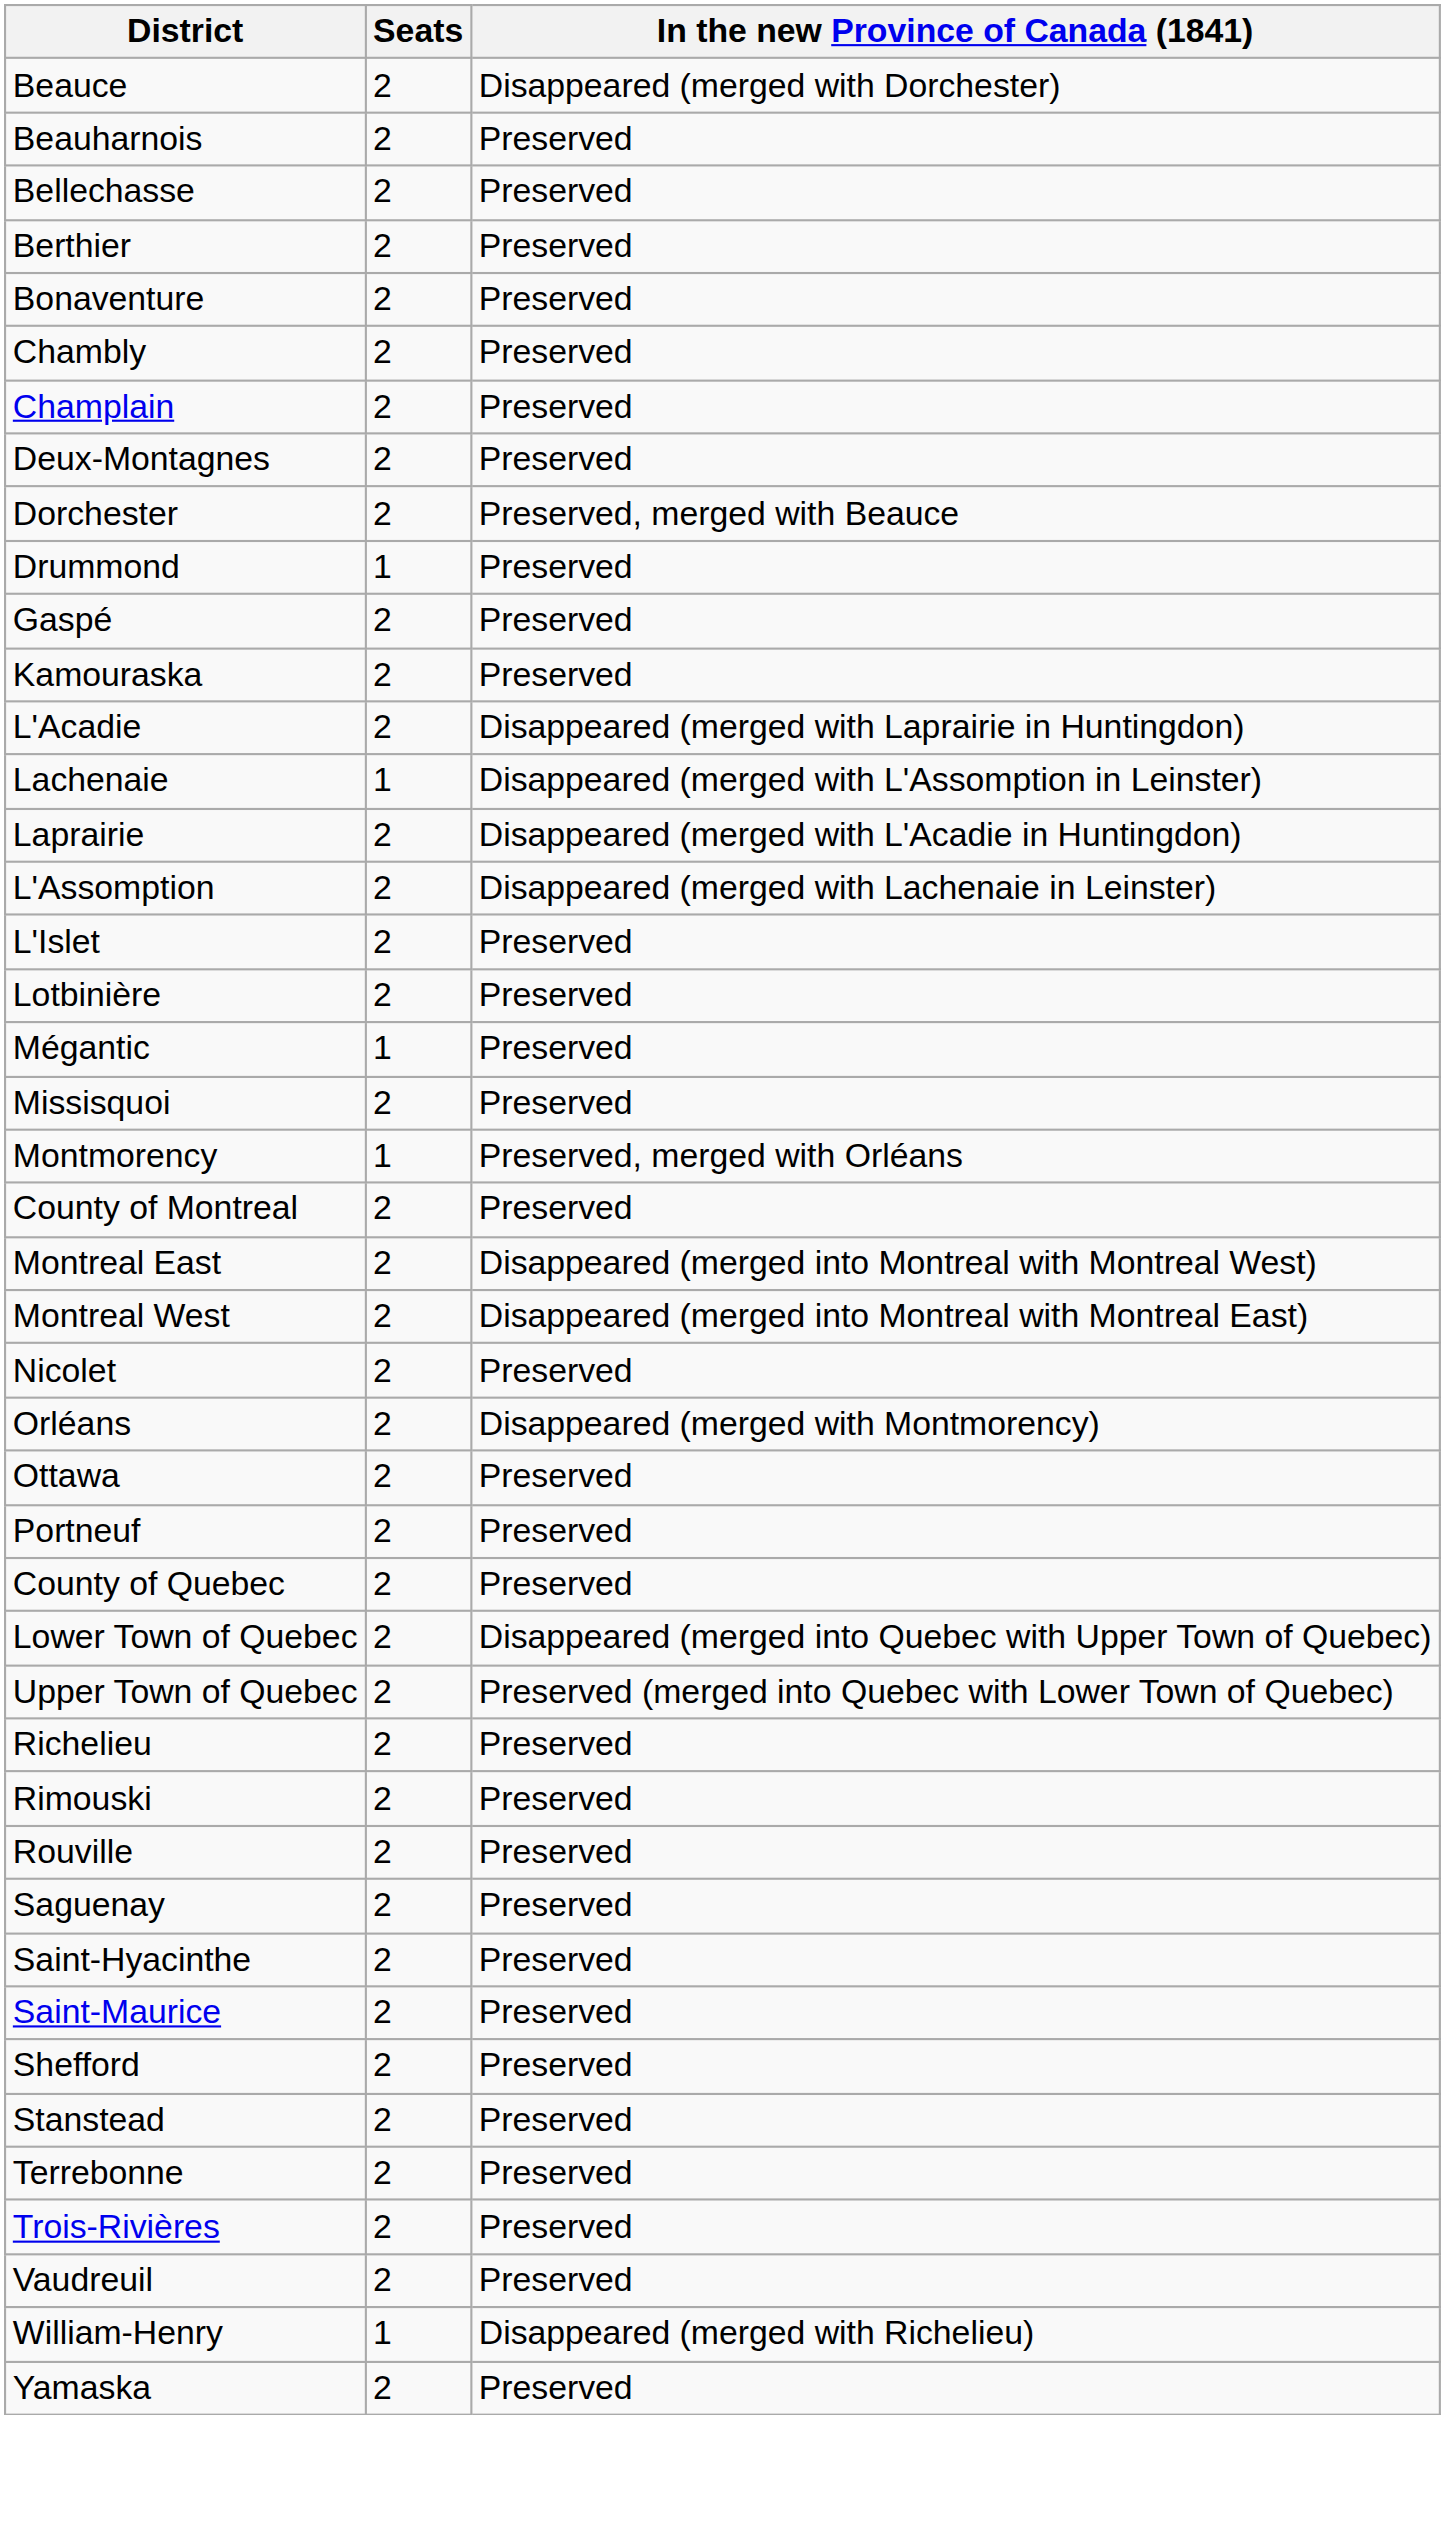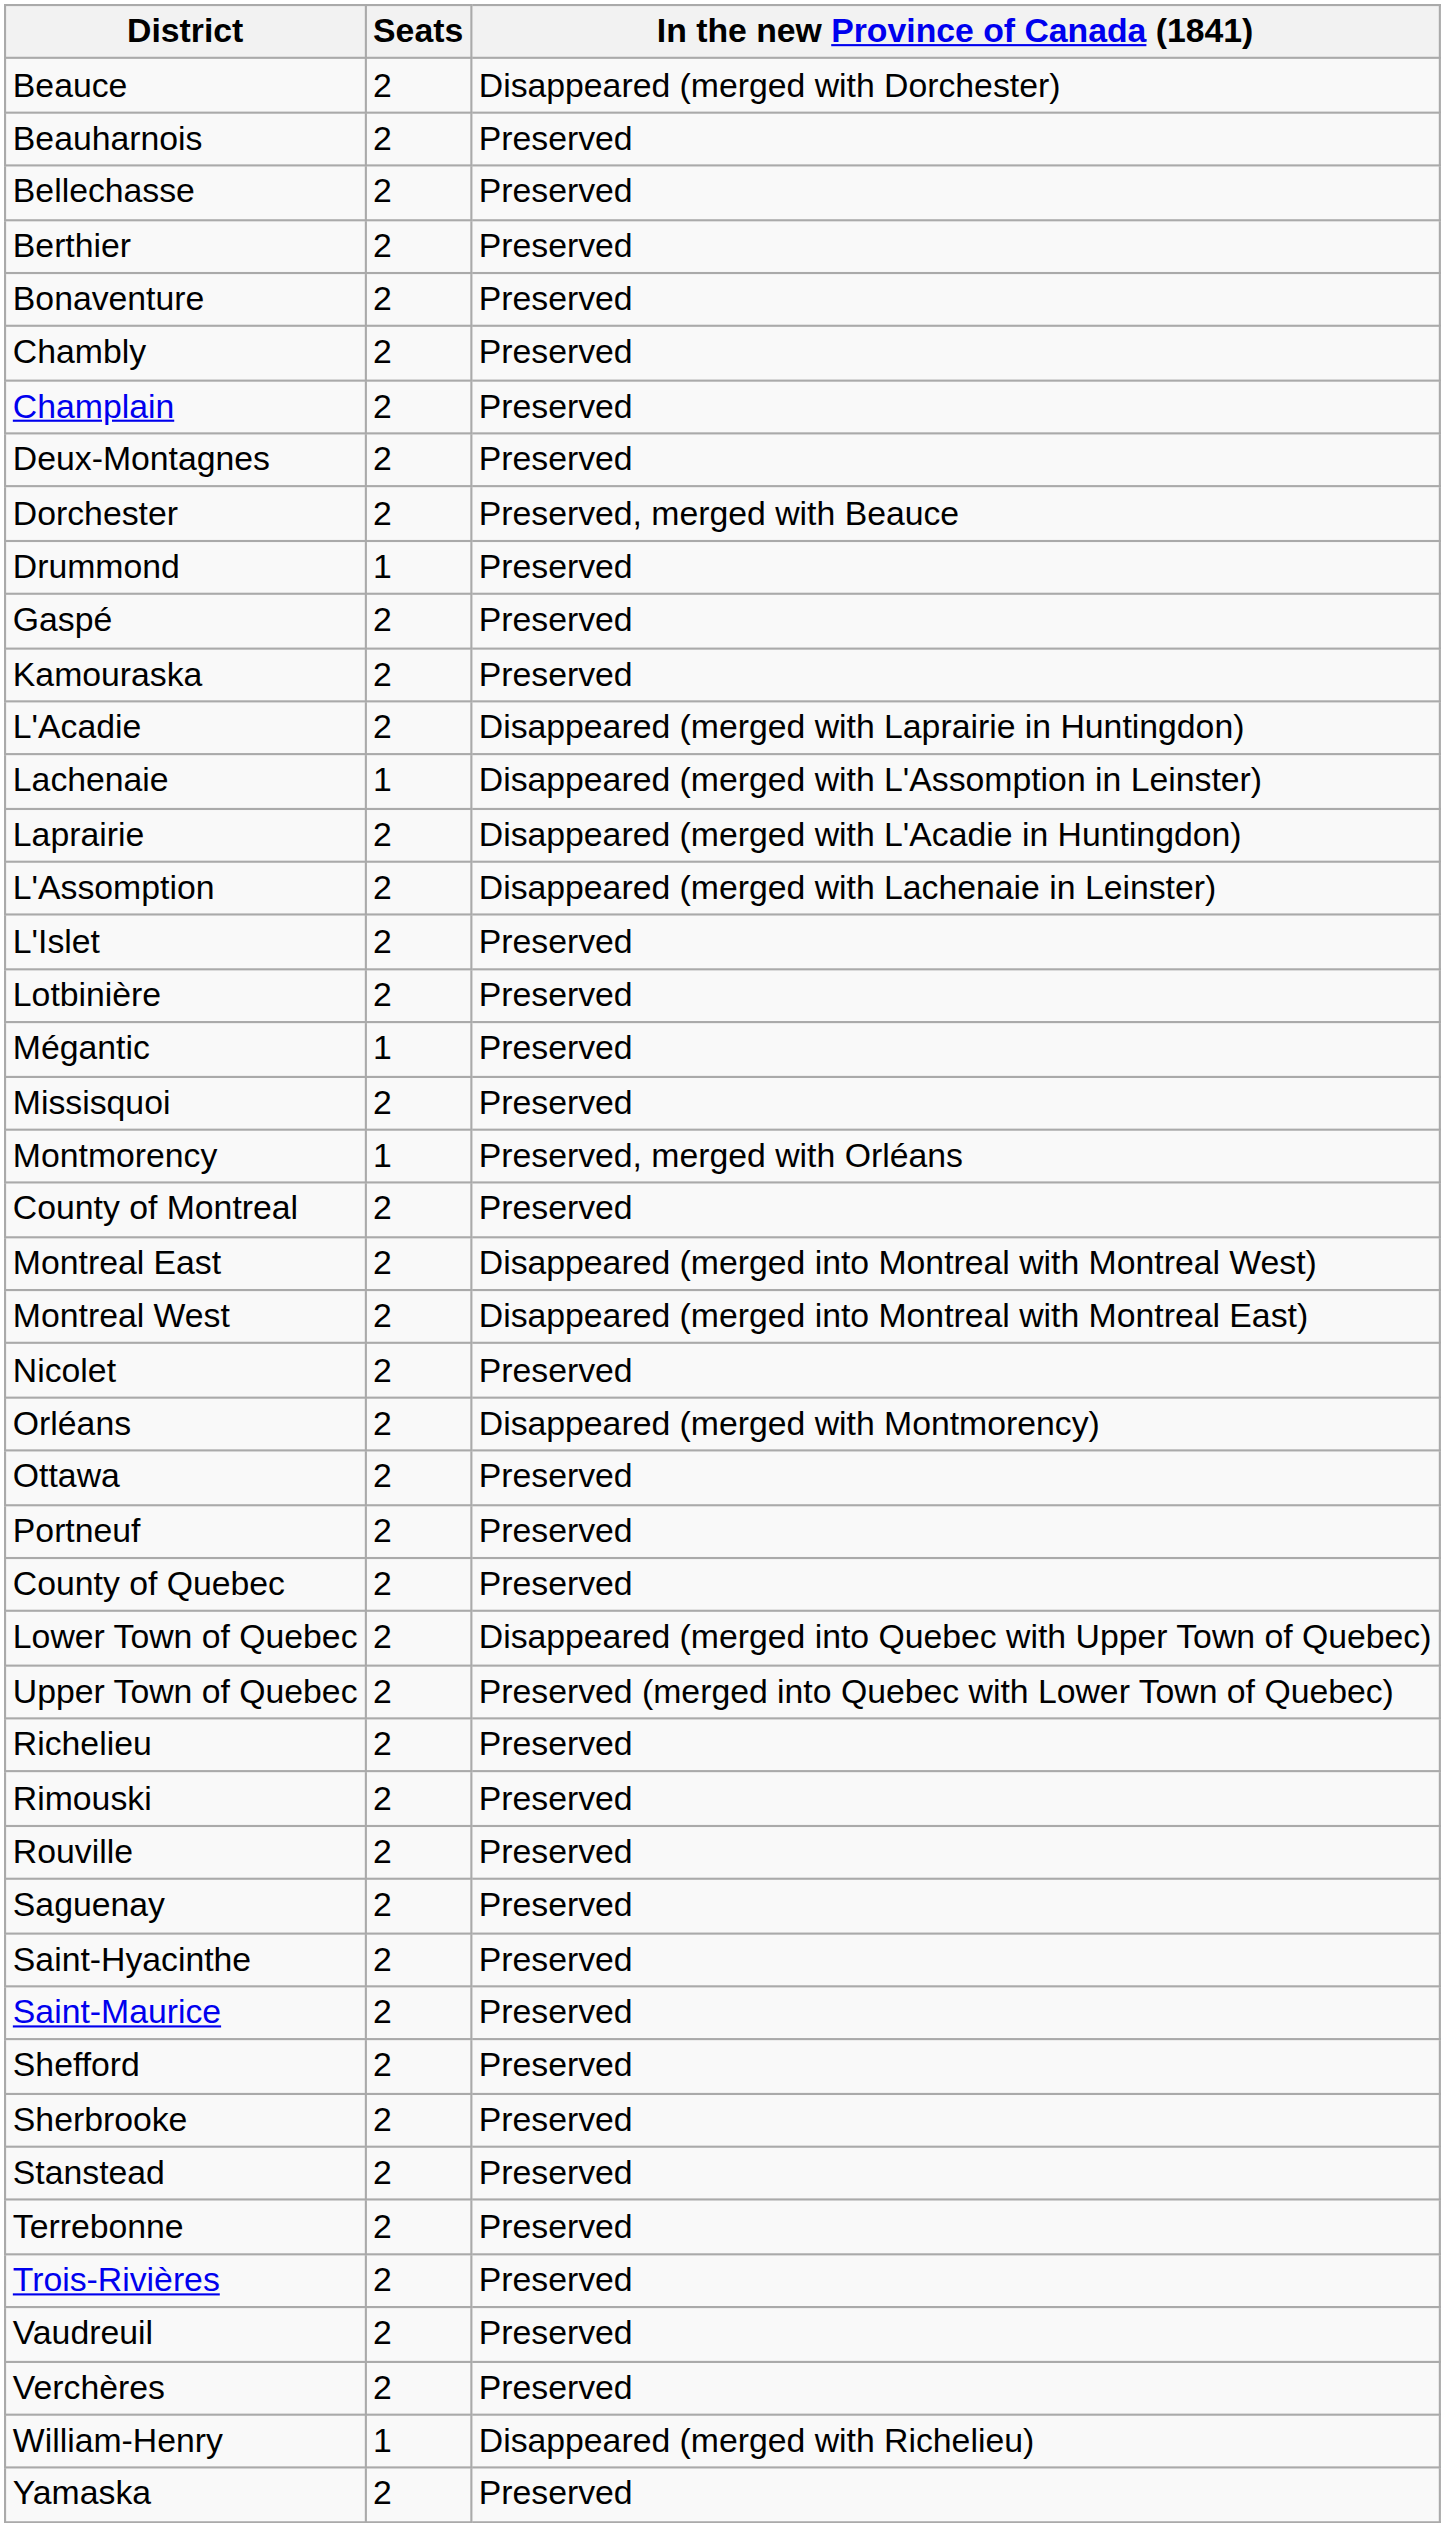+ row: (100, 2119)
+ row: (89, 2387)
